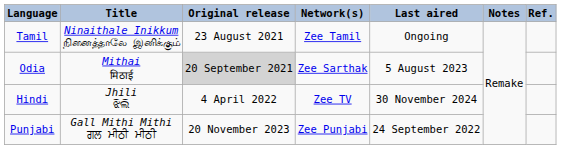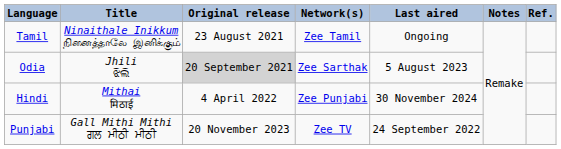(121, 68) Mithai मिठाई -> (121, 67) Jhili ଝିଲି
(121, 99) Jhili ଝିଲି -> (121, 98) Mithai मिठाई
(333, 99) Zee TV -> (333, 98) Zee Punjabi
(333, 129) Zee Punjabi -> (333, 129) Zee TV
